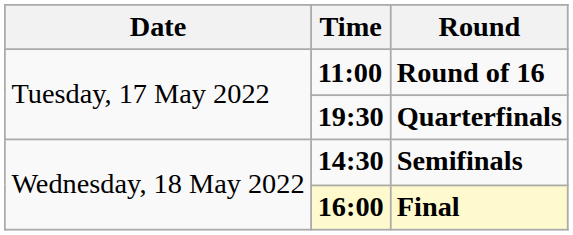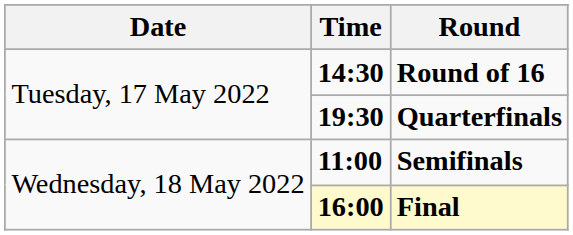(350, 71) 11:00 -> (351, 71) 14:30
(351, 161) 14:30 -> (350, 161) 11:00
